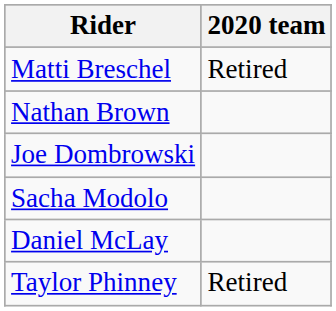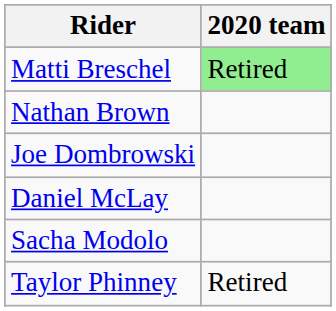(247, 68) no background -> (247, 68) lightgreen background
rows swapped: (90, 240) <-> (90, 197)
